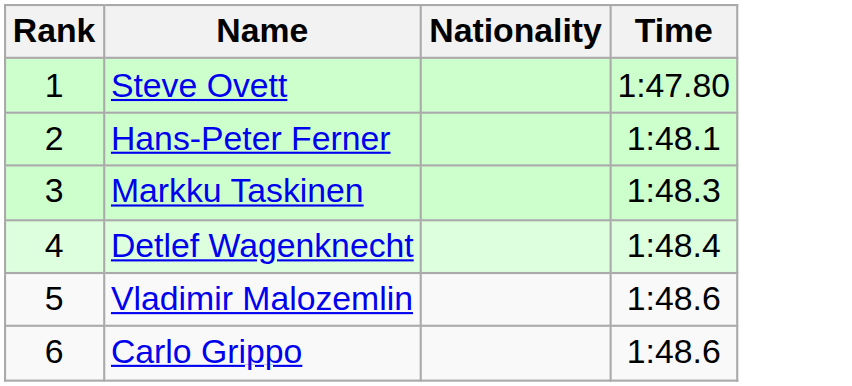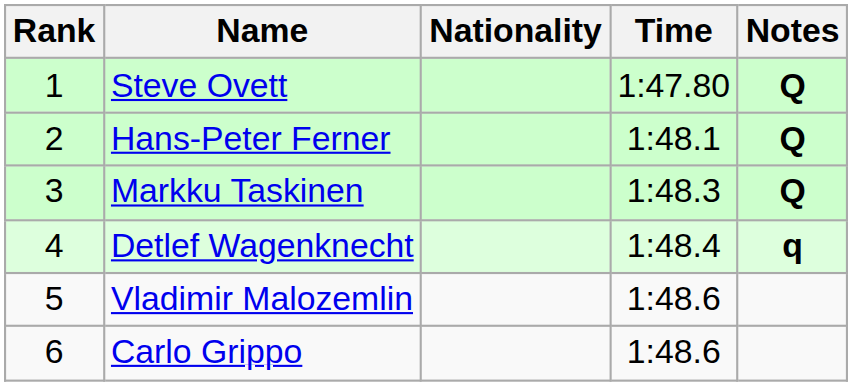+ column: (793, 31)
